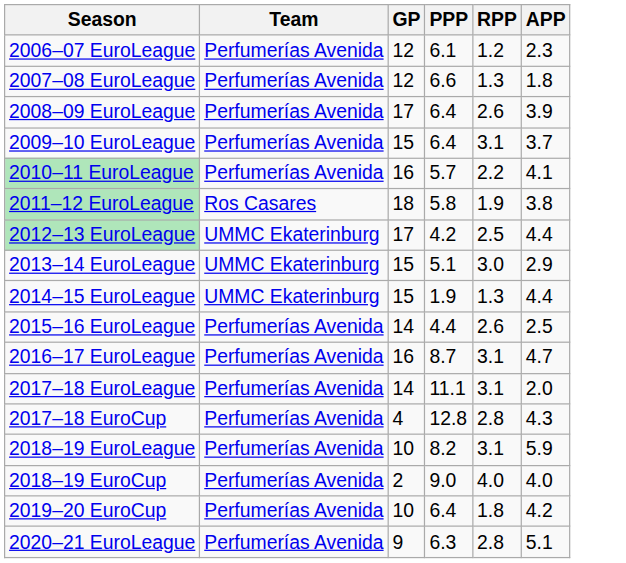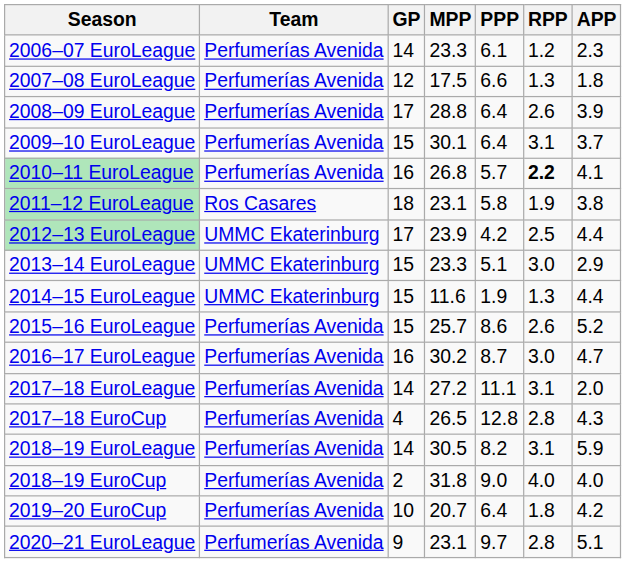+ column: (450, 19)
(403, 50) 12 -> (403, 50) 14
(491, 173) normal -> (541, 173) bold
(403, 326) 14 -> (403, 326) 15
(443, 326) 4.4 -> (494, 326) 8.6
(539, 326) 2.5 -> (590, 326) 5.2
(491, 357) 3.1 -> (541, 357) 3.0
(403, 449) 10 -> (403, 449) 14
(443, 541) 6.3 -> (494, 541) 9.7
